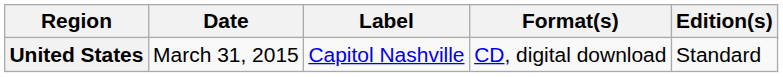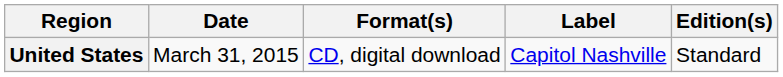columns swapped: (570, 21) <-> (386, 21)
